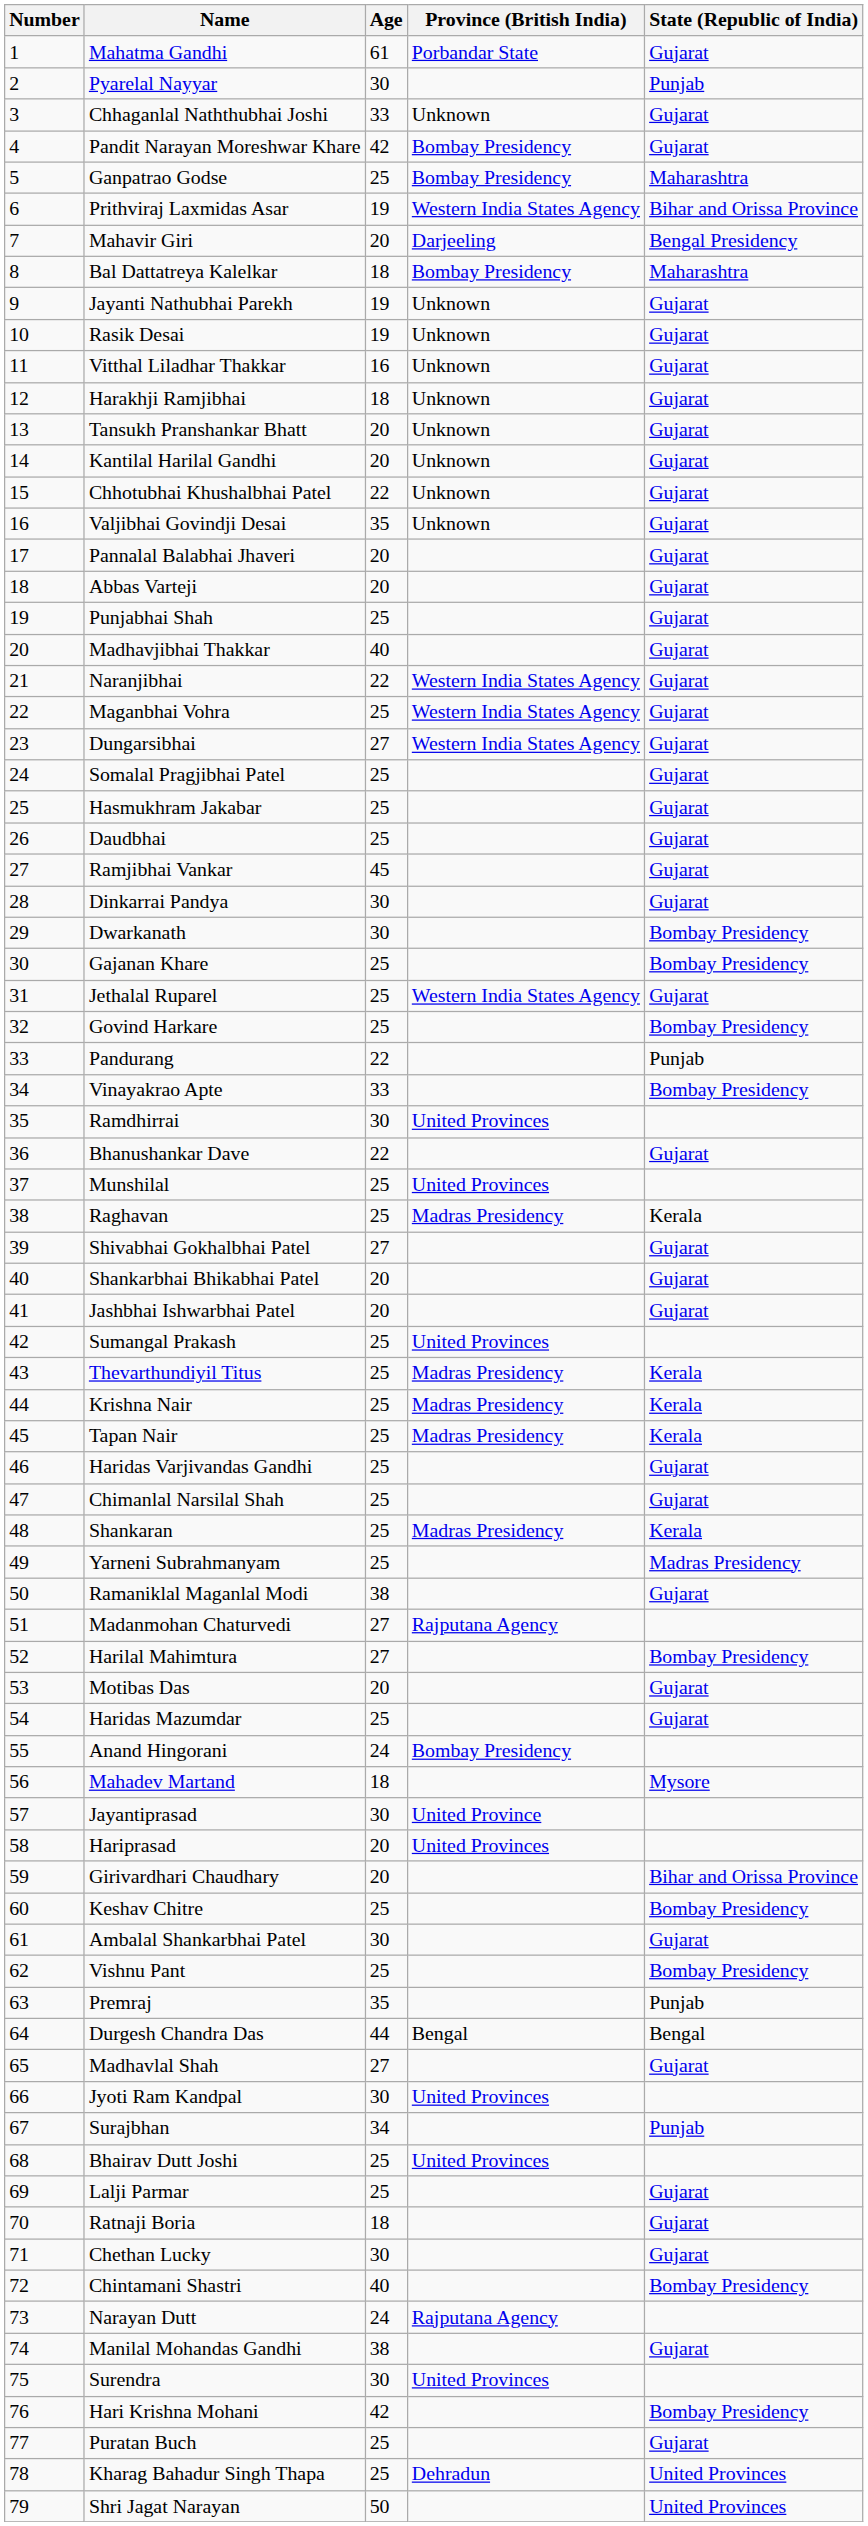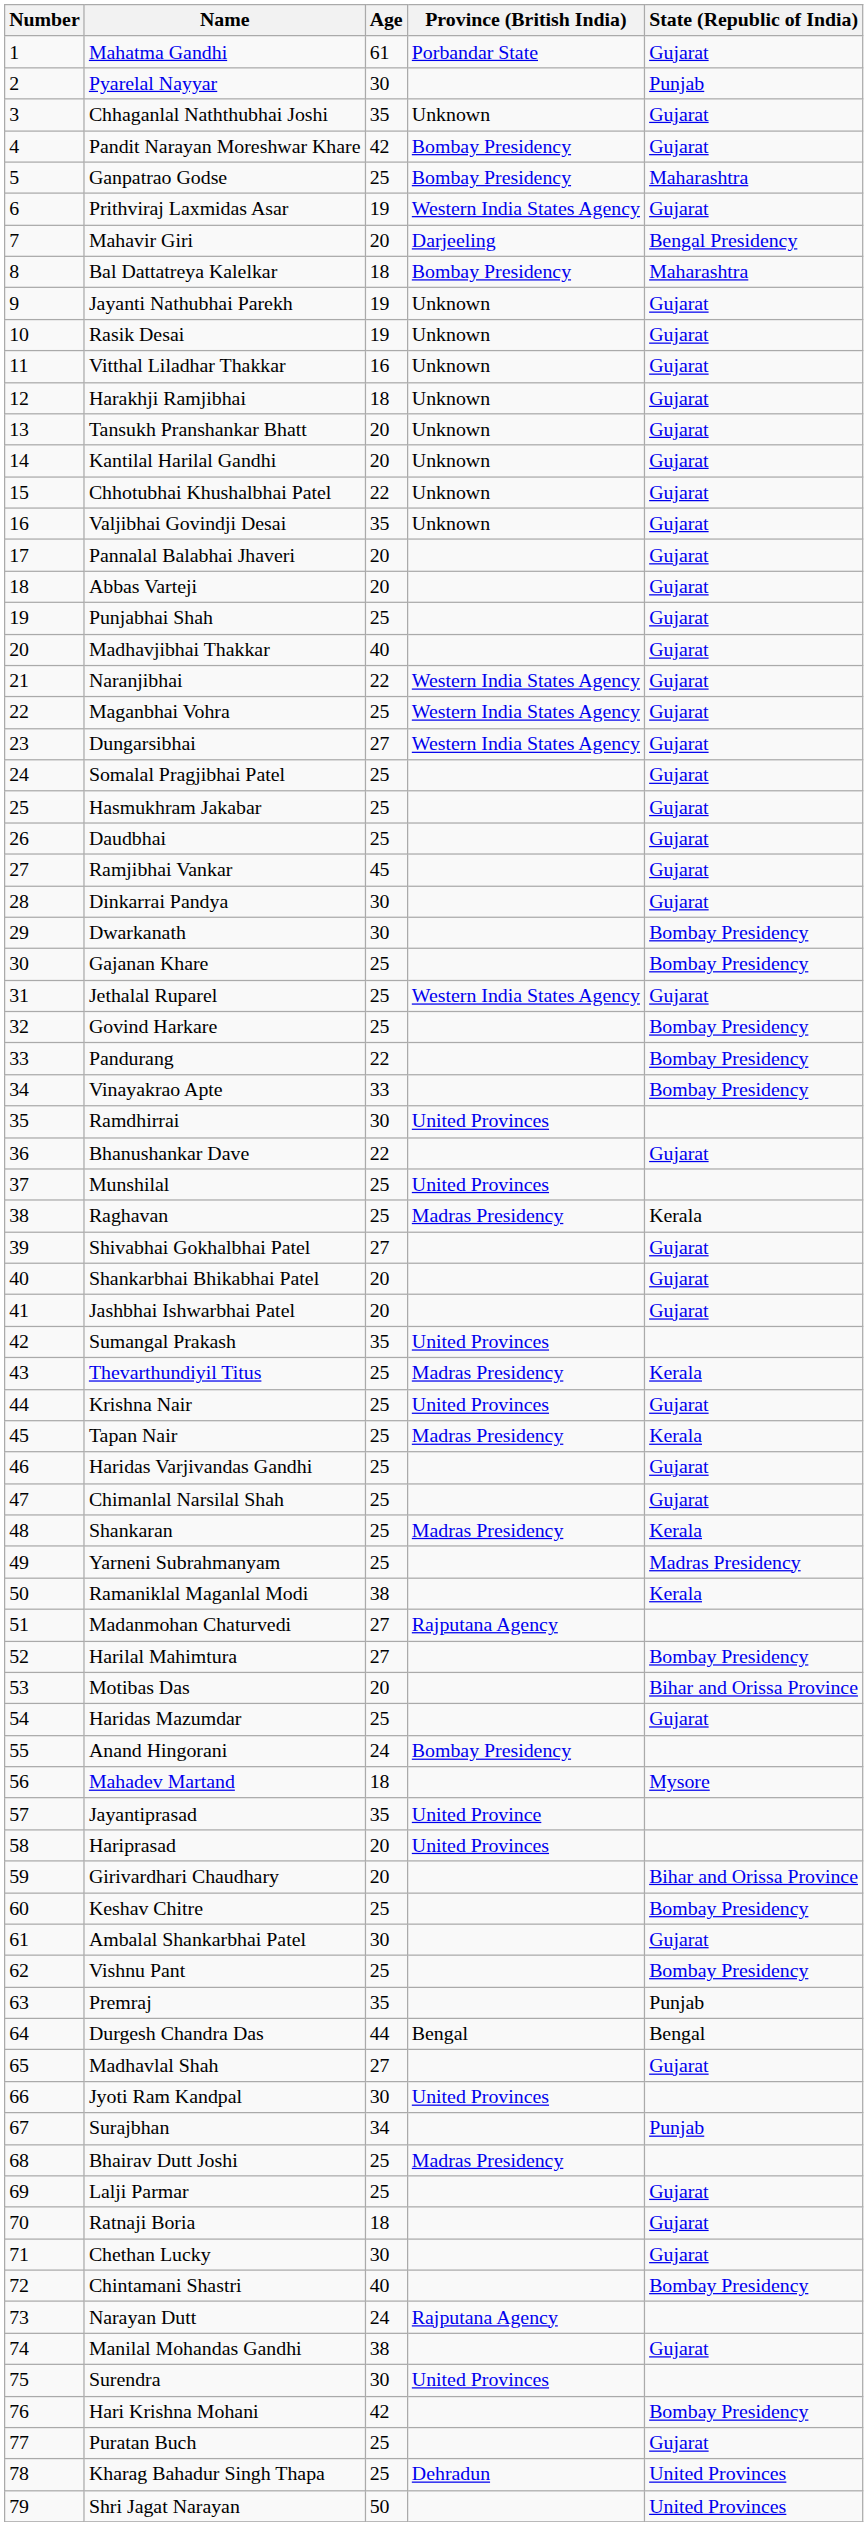(380, 114) 33 -> (380, 114) 35
(754, 209) Bihar and Orissa Province -> (679, 209) Gujarat
(677, 1058) Punjab -> (729, 1058) Bombay Presidency
(380, 1341) 25 -> (380, 1341) 35
(488, 1404) Madras Presidency -> (480, 1404) United Provinces
(676, 1404) Kerala -> (679, 1404) Gujarat
(679, 1593) Gujarat -> (676, 1593) Kerala
(679, 1687) Gujarat -> (754, 1687) Bihar and Orissa Province
(380, 1813) 30 -> (380, 1813) 35
(480, 2159) United Provinces -> (488, 2159) Madras Presidency
